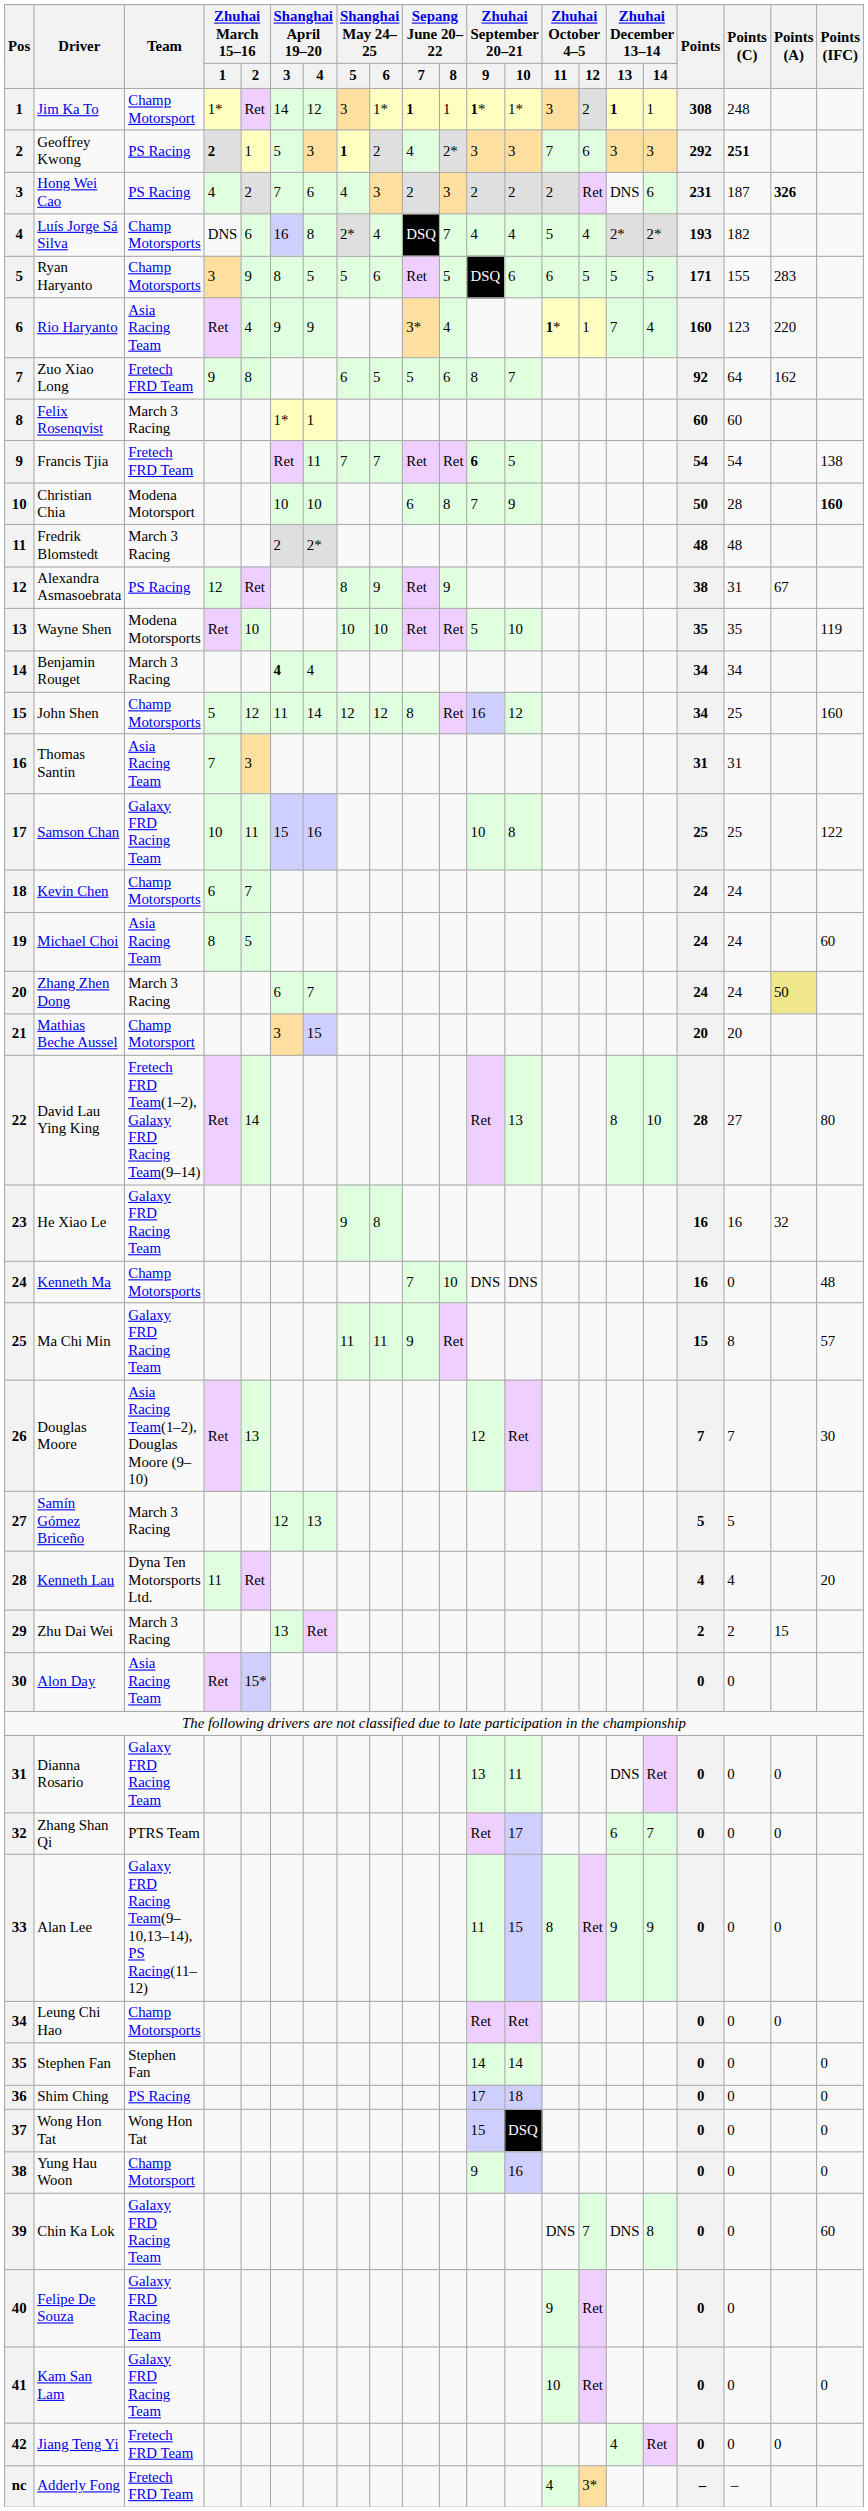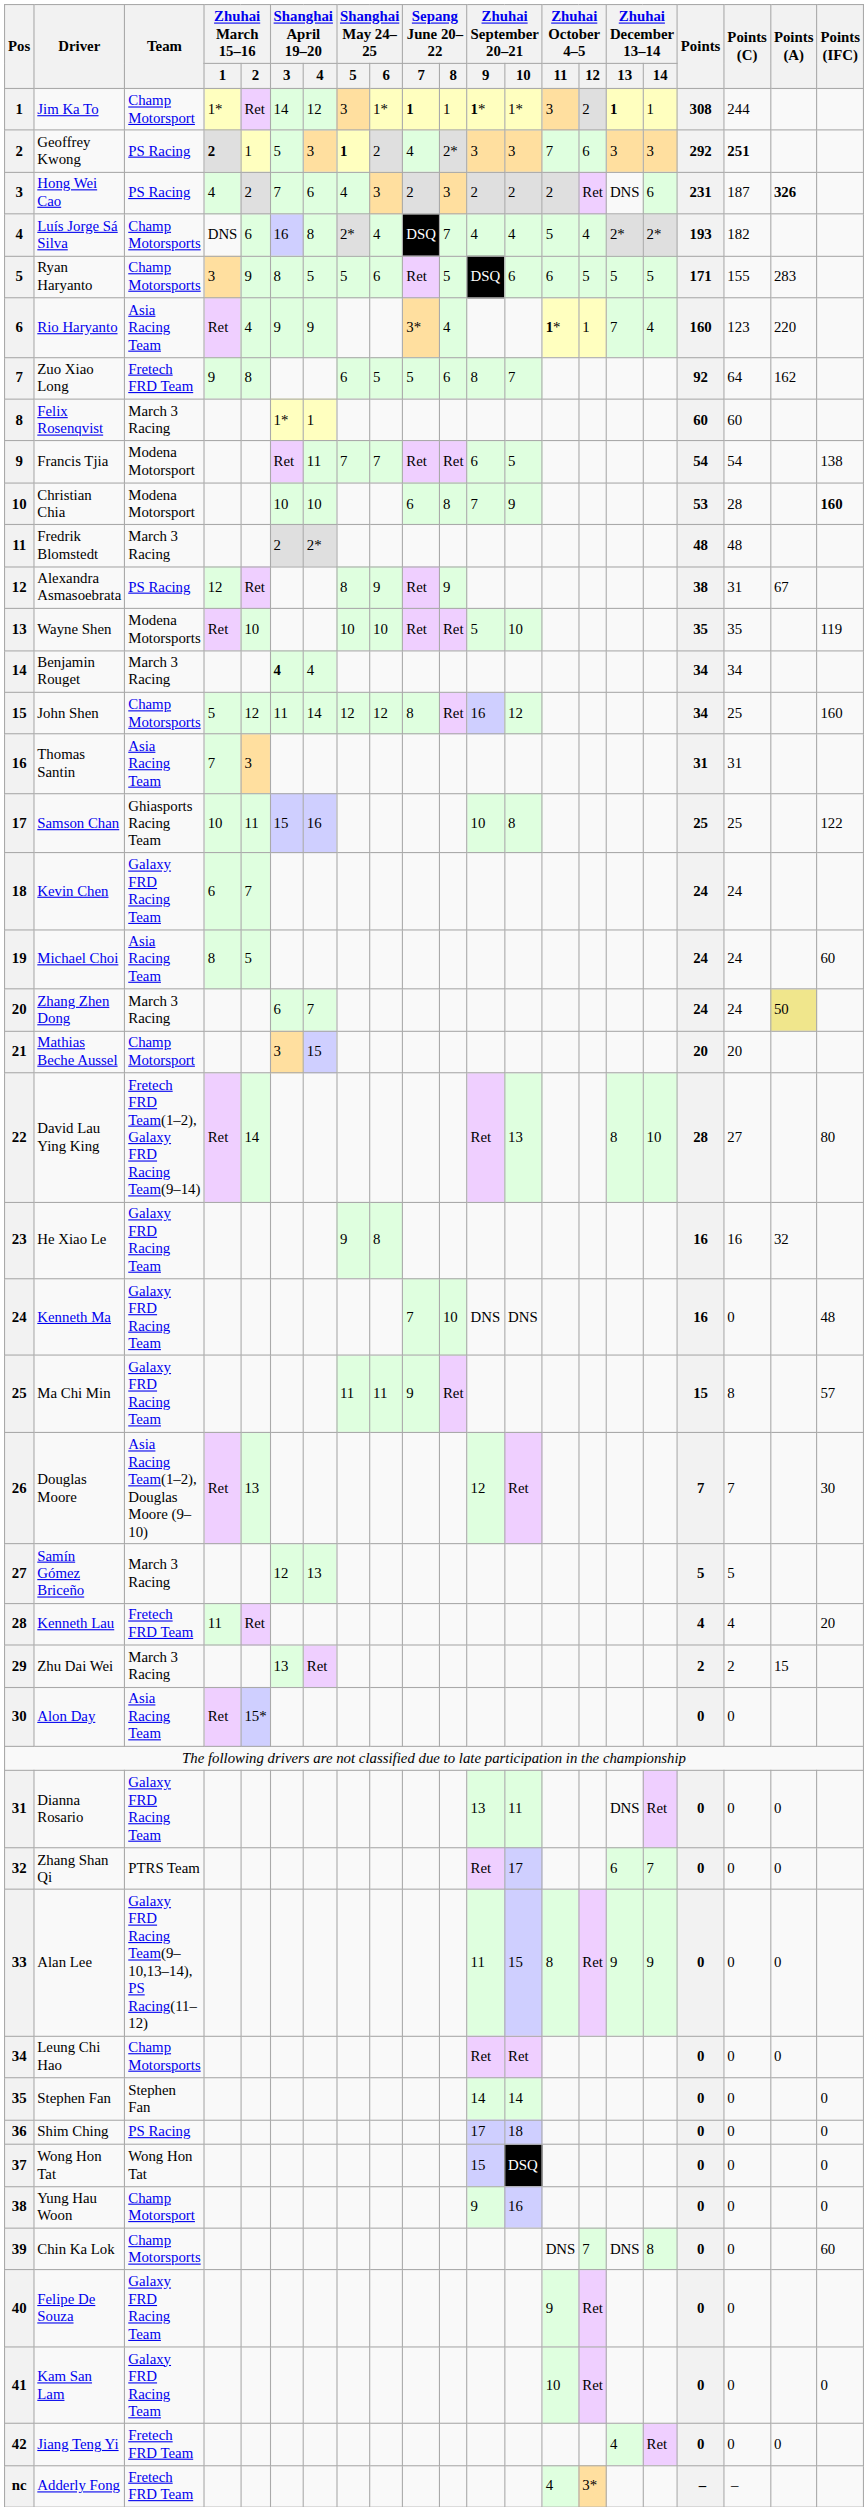(738, 108) 248 -> (738, 108) 244
(161, 461) Fretech FRD Team -> (162, 461) Modena Motorsport
(474, 461) bold -> (474, 461) normal
(701, 503) 50 -> (701, 503) 53
(150, 831) Galaxy FRD Racing Team -> (160, 822) Ghiasports Racing Team
(164, 890) Champ Motorsports -> (150, 890) Galaxy FRD Racing Team
(164, 1281) Champ Motorsports -> (150, 1316) Galaxy FRD Racing Team
(164, 1580) Dyna Ten Motorsports Ltd. -> (161, 1623) Fretech FRD Team
(150, 2231) Galaxy FRD Racing Team -> (164, 2248) Champ Motorsports
